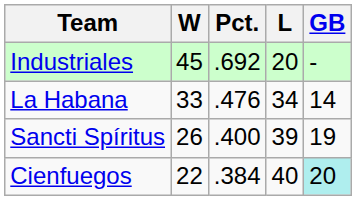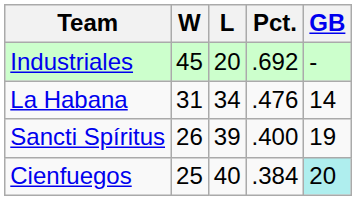columns swapped: (285, 23) <-> (237, 23)
(189, 99) 33 -> (189, 99) 31
(189, 175) 22 -> (189, 175) 25
